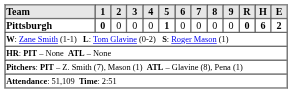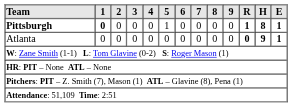(167, 25) bold -> (167, 25) normal
(247, 25) 0 -> (247, 25) 1
(263, 25) 6 -> (263, 25) 8
(279, 25) 2 -> (279, 25) 1
+ row: (21, 39)
